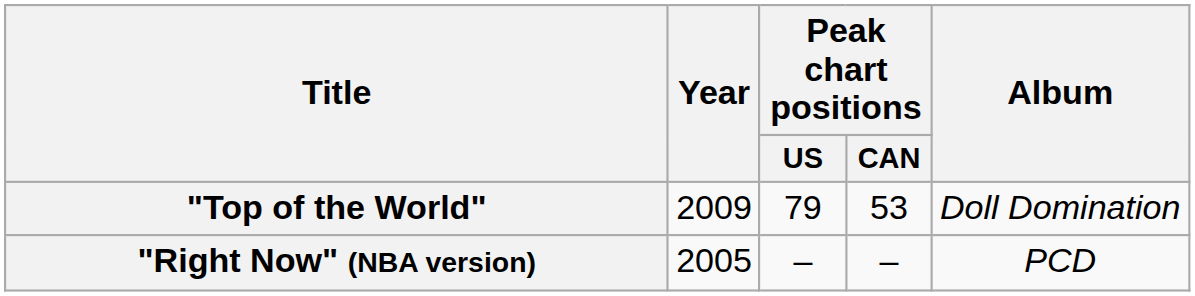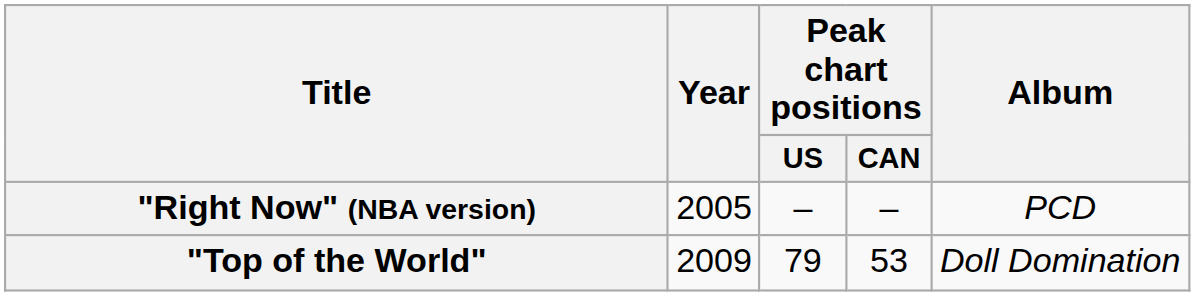rows swapped: (337, 261) <-> (337, 207)
